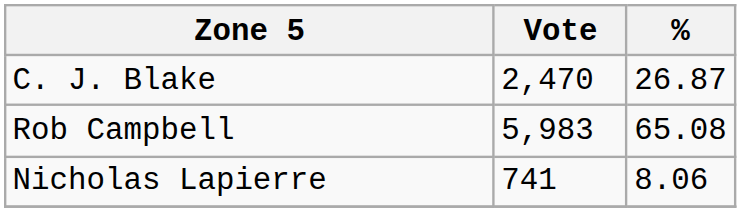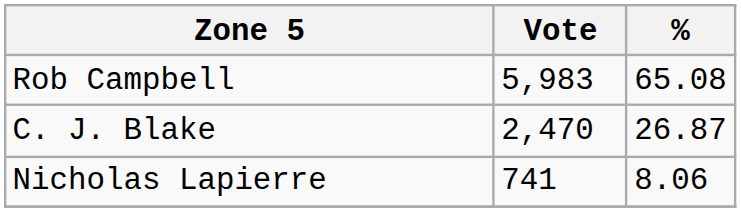rows swapped: (123, 131) <-> (114, 81)
